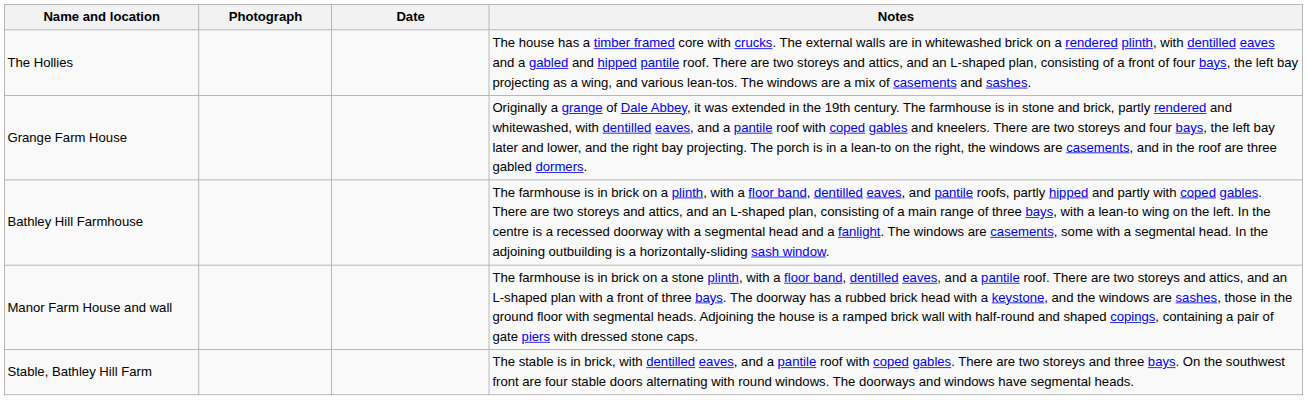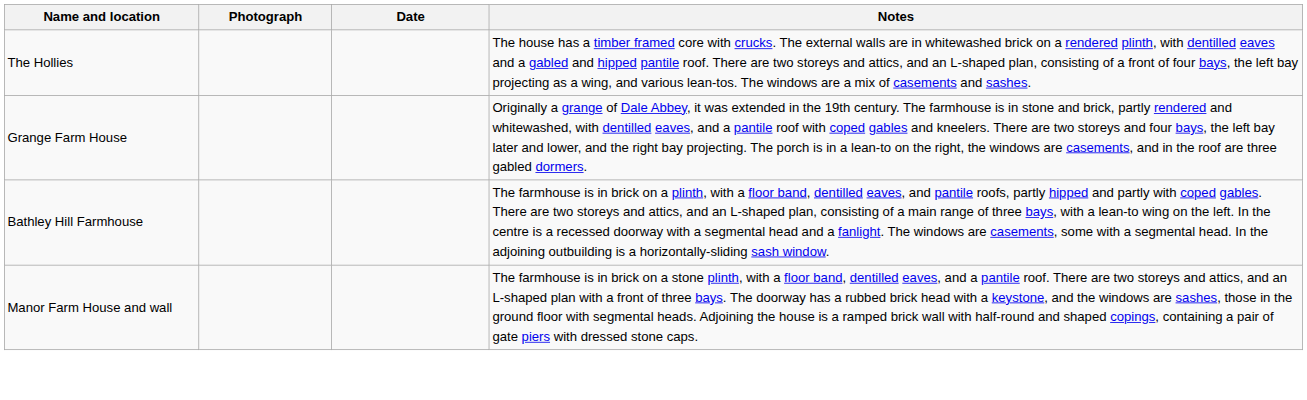- row: (80, 372)
